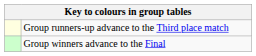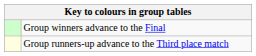rows swapped: (95, 43) <-> (126, 28)
